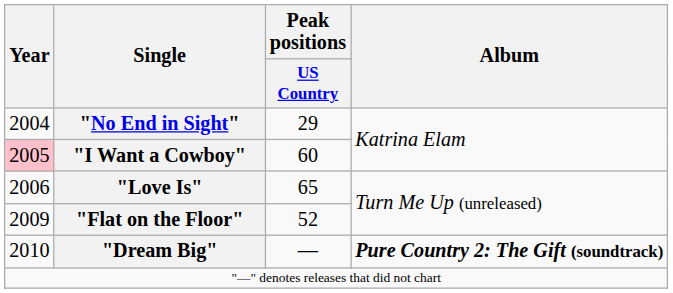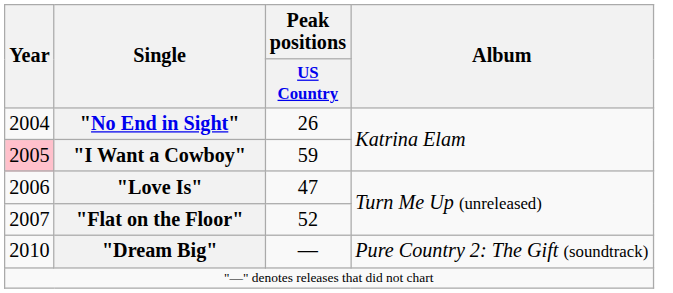(308, 123) 29 -> (308, 123) 26
(308, 155) 60 -> (308, 155) 59
(308, 187) 65 -> (308, 187) 47
(29, 219) 2009 -> (29, 219) 2007
(509, 251) bold -> (502, 251) normal
